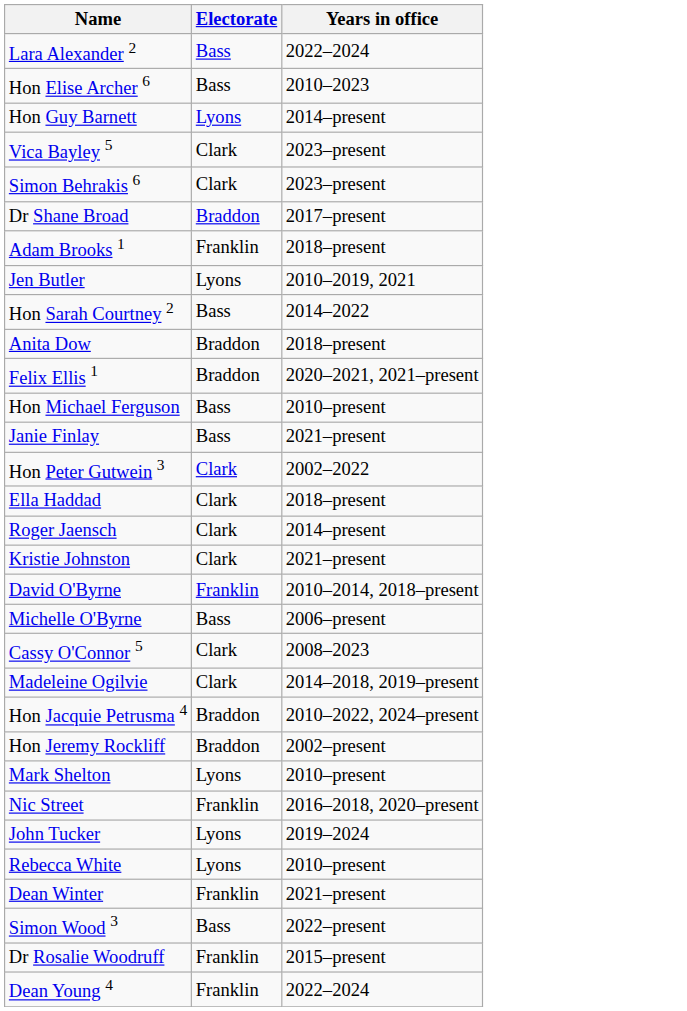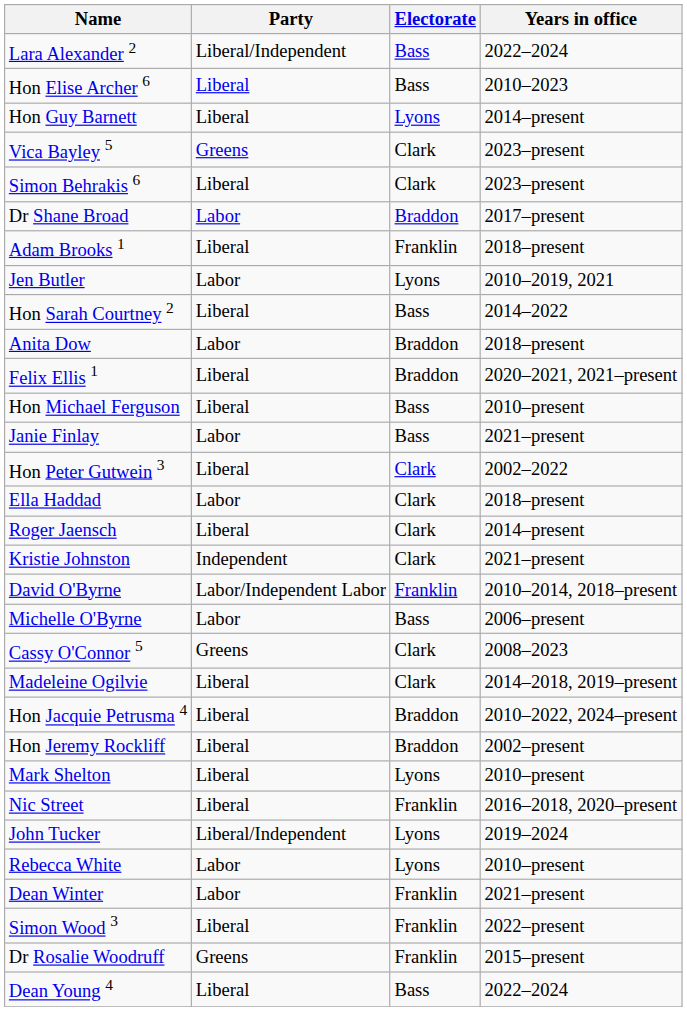+ column: (291, 19)
(213, 925) Bass -> (426, 925) Franklin
(227, 989) Franklin -> (412, 989) Bass
